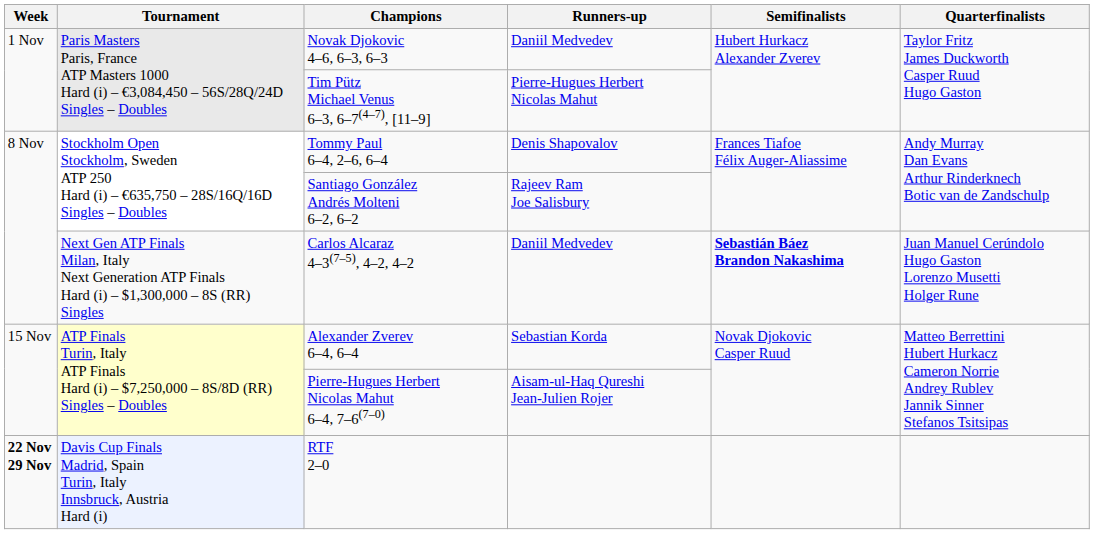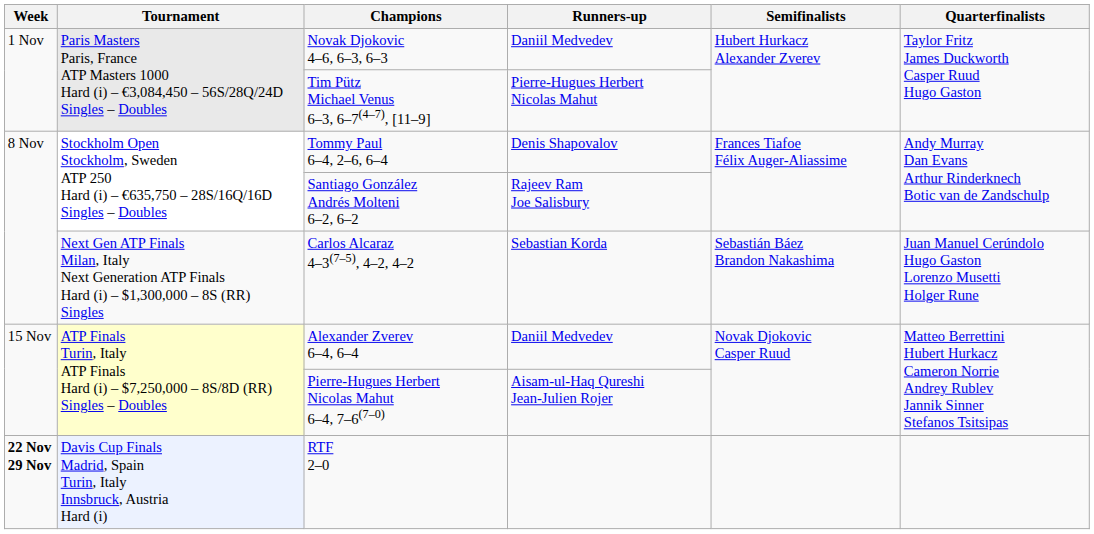(562, 243) Daniil Medvedev -> (559, 243) Sebastian Korda
(779, 252) bold -> (774, 252) normal
(559, 336) Sebastian Korda -> (562, 336) Daniil Medvedev
